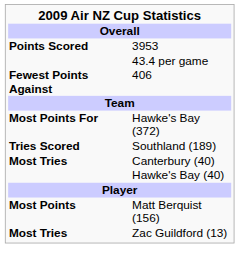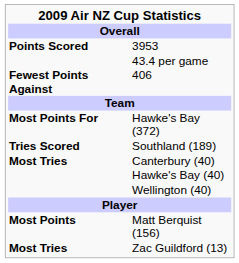+ row: (172, 190)
